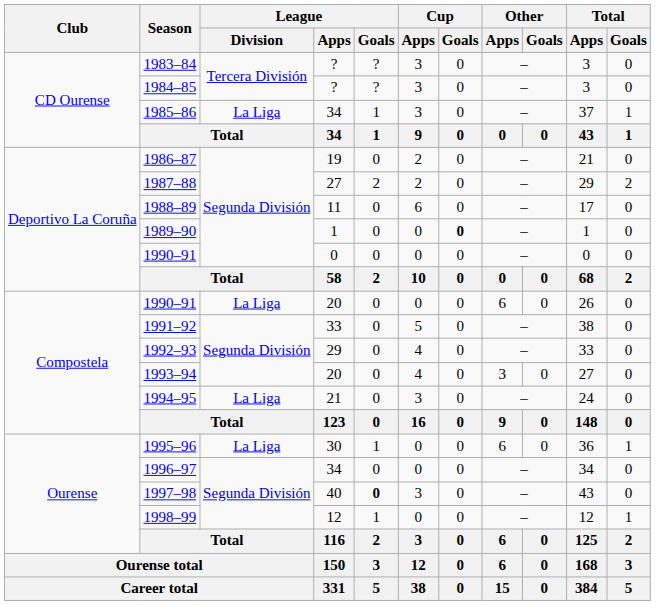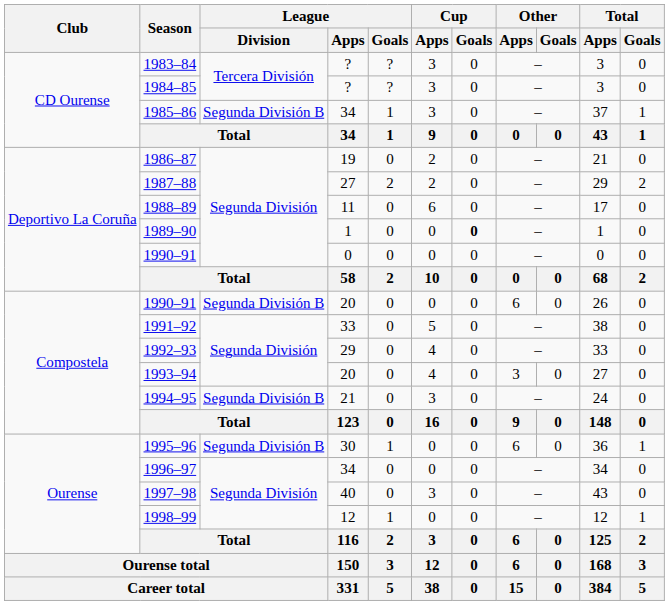(257, 111) La Liga -> (264, 111) Segunda División B
(257, 302) La Liga -> (264, 302) Segunda División B
(257, 398) La Liga -> (264, 398) Segunda División B
(257, 445) La Liga -> (264, 445) Segunda División B
(376, 493) bold -> (390, 493) normal
